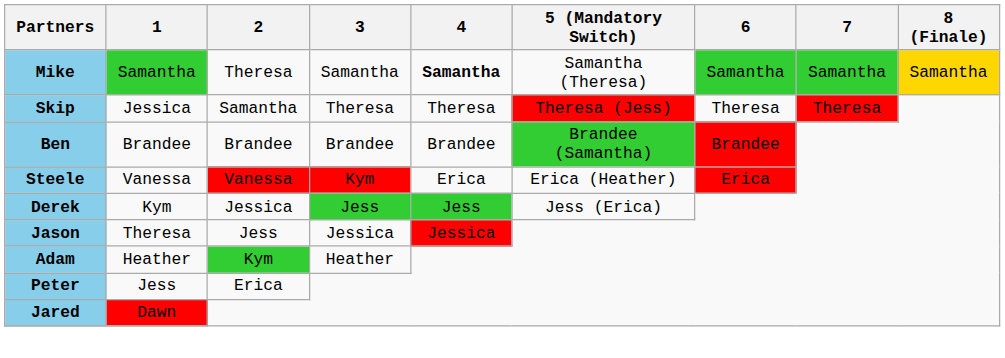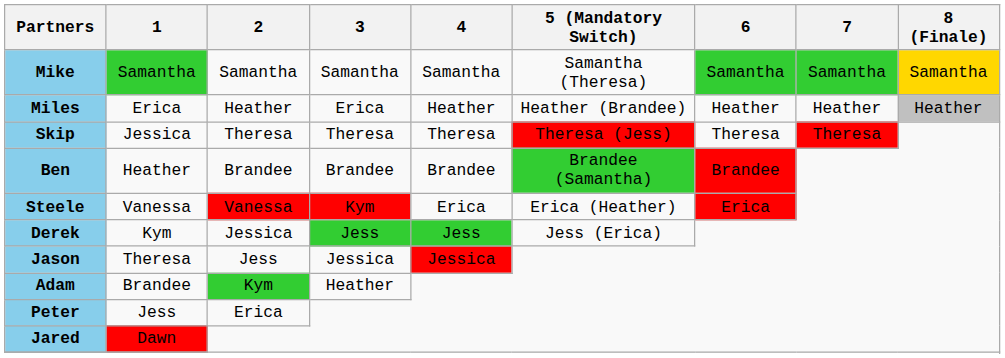(258, 72) Theresa -> (258, 72) Samantha
(461, 72) bold -> (461, 72) normal
+ row: (55, 108)
(258, 108) Samantha -> (258, 135) Theresa
(157, 144) Brandee -> (157, 171) Heather
(157, 260) Heather -> (157, 286) Brandee
